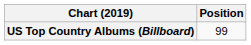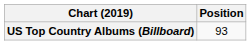(221, 31) 99 -> (221, 31) 93
